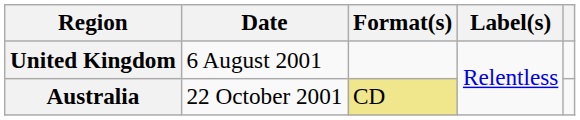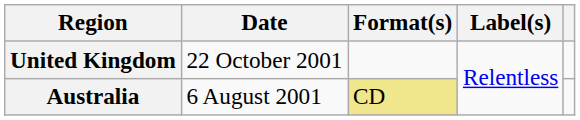(254, 59) 6 August 2001 -> (264, 59) 22 October 2001
(264, 96) 22 October 2001 -> (254, 96) 6 August 2001
